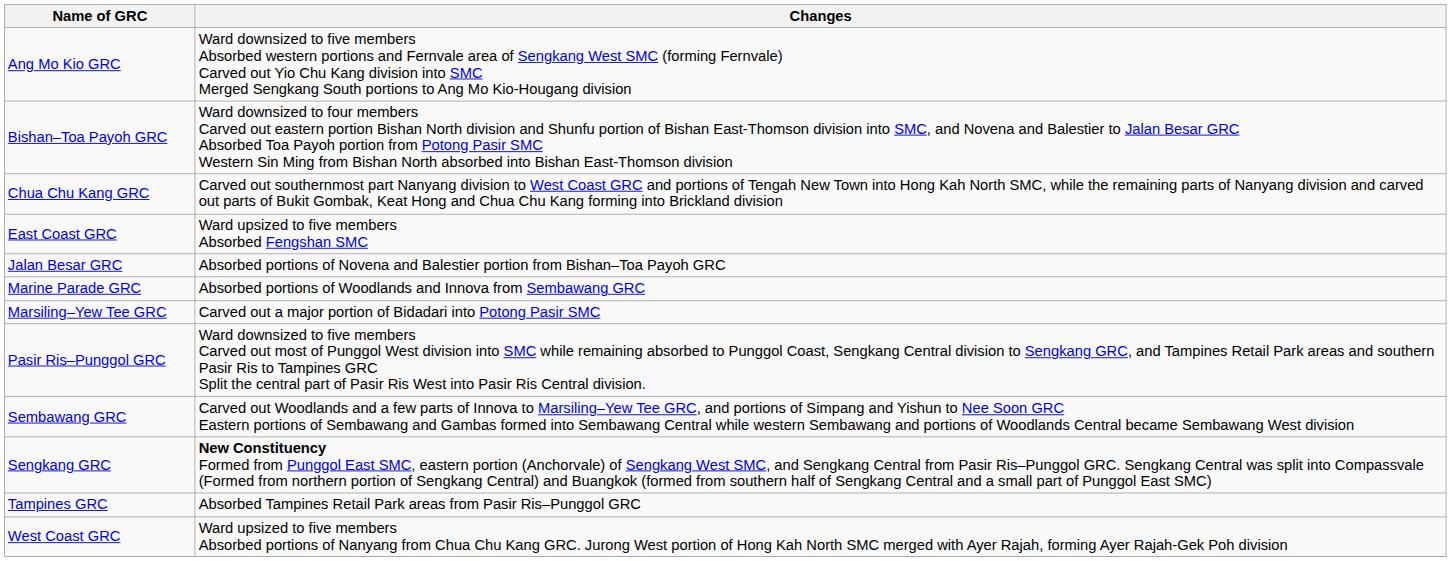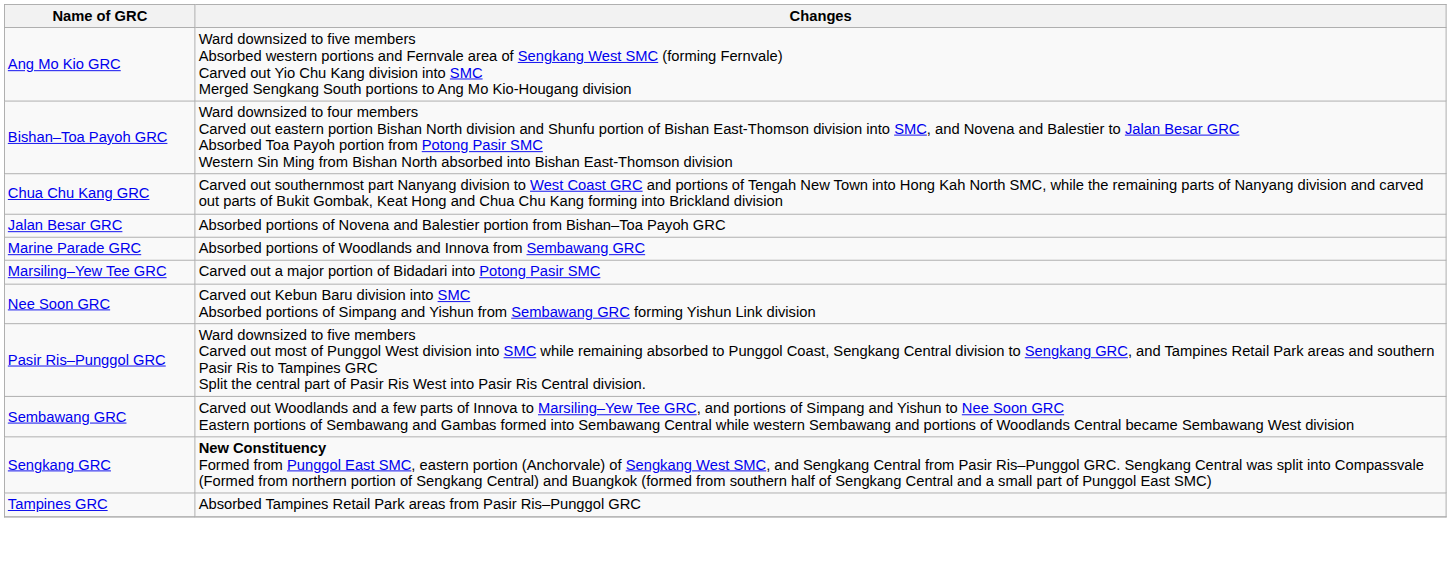- row: (62, 233)
+ row: (59, 303)
- row: (64, 536)
